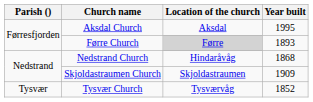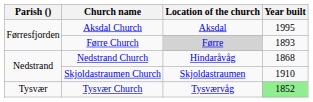(285, 74) 1909 -> (285, 74) 1910
(285, 89) no background -> (285, 89) lightgreen background
